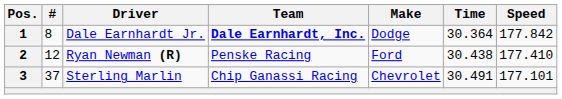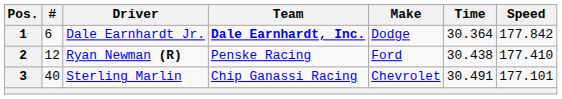(48, 36) 8 -> (48, 36) 6
(52, 77) 37 -> (52, 77) 40
